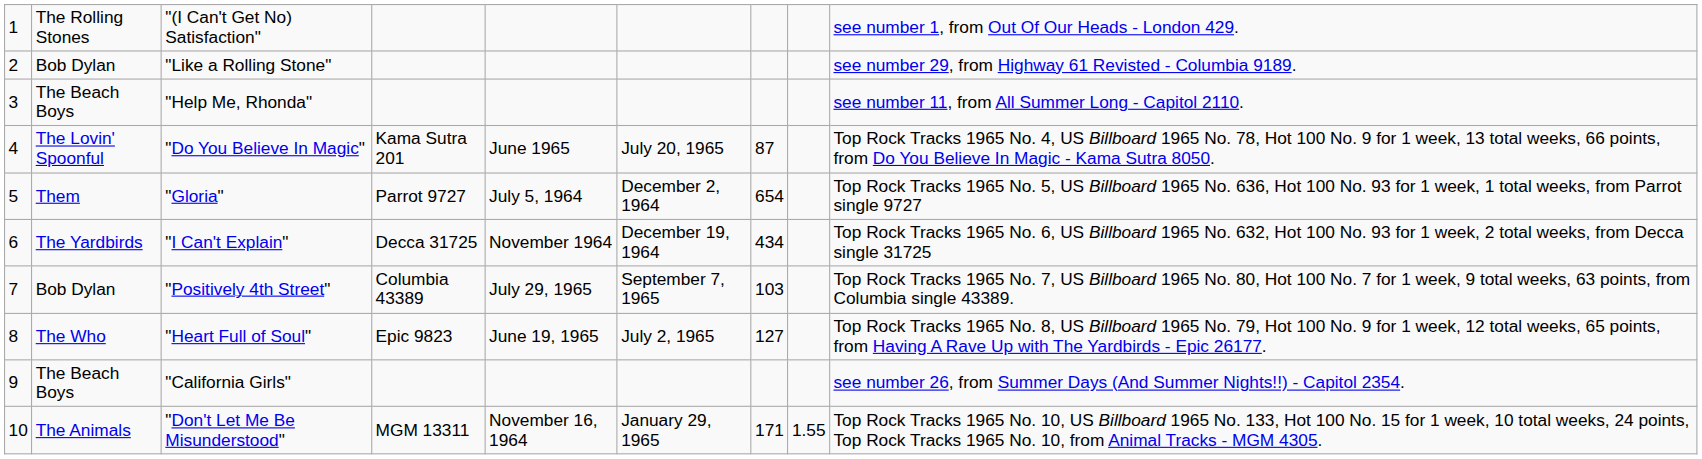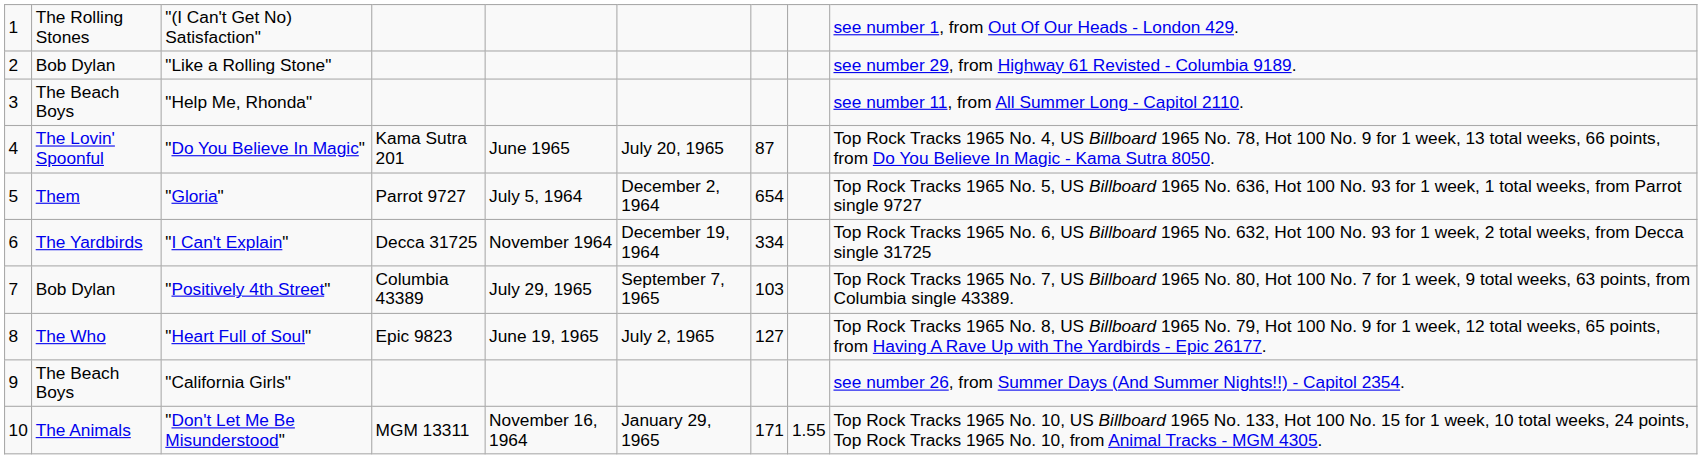(769, 242) 434 -> (769, 242) 334
